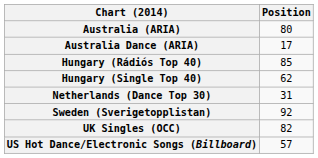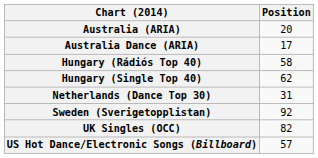(286, 29) 80 -> (286, 29) 20
(286, 62) 85 -> (286, 62) 58
